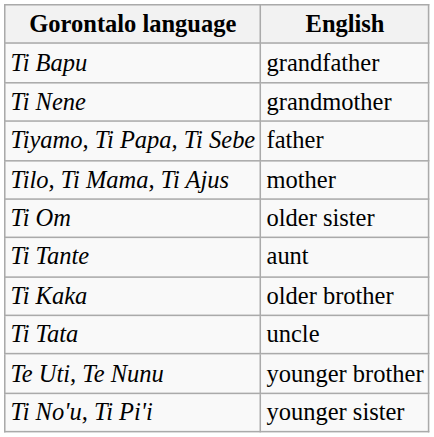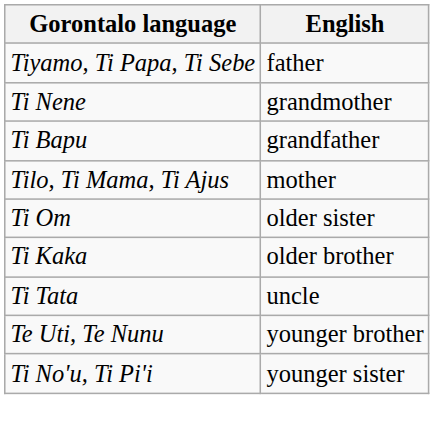rows swapped: (49, 62) <-> (133, 140)
- row: (50, 256)
